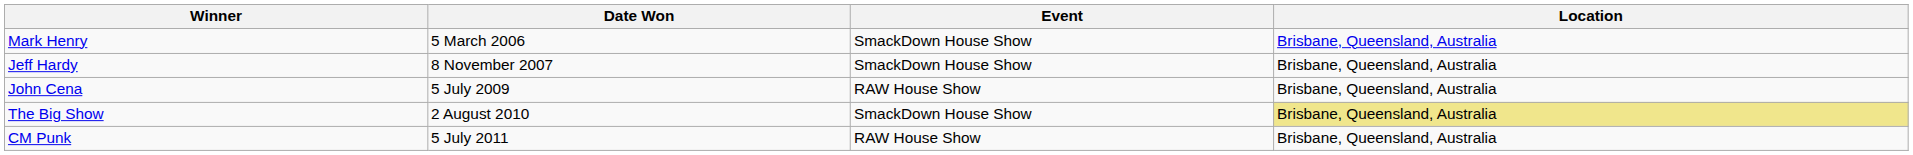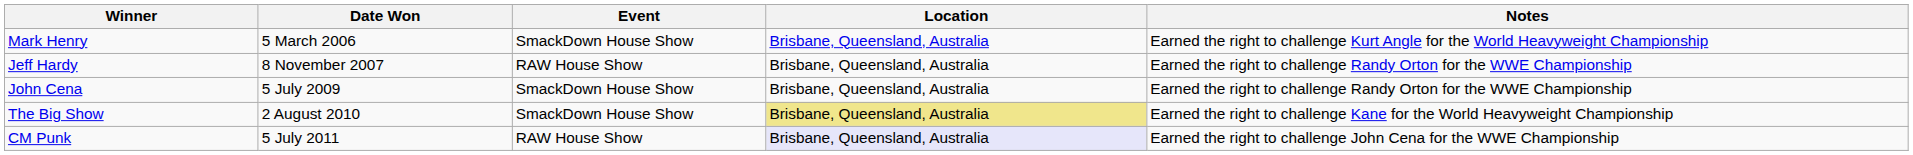+ column: (1527, 16)
(943, 65) SmackDown House Show -> (579, 65) RAW House Show
(917, 89) RAW House Show -> (604, 89) SmackDown House Show
(1387, 138) no background -> (879, 138) lavender background
